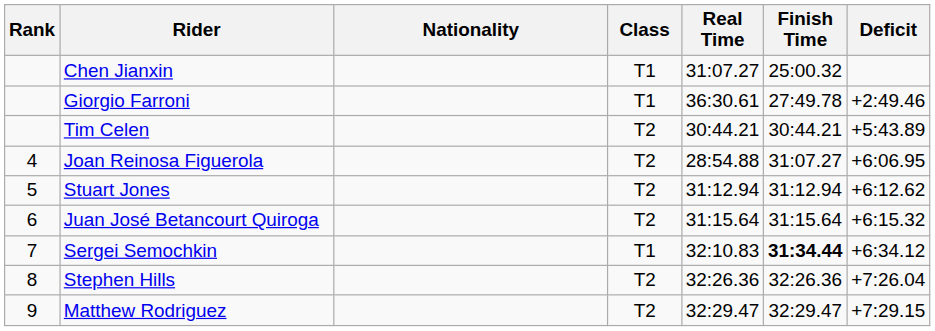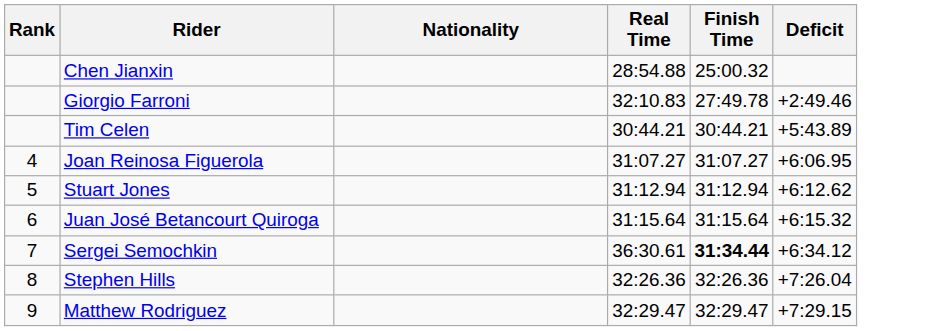- column: (645, 30)
(723, 70) 31:07.27 -> (649, 70) 28:54.88
(723, 100) 36:30.61 -> (649, 100) 32:10.83
(723, 160) 28:54.88 -> (649, 160) 31:07.27
(723, 250) 32:10.83 -> (649, 250) 36:30.61
